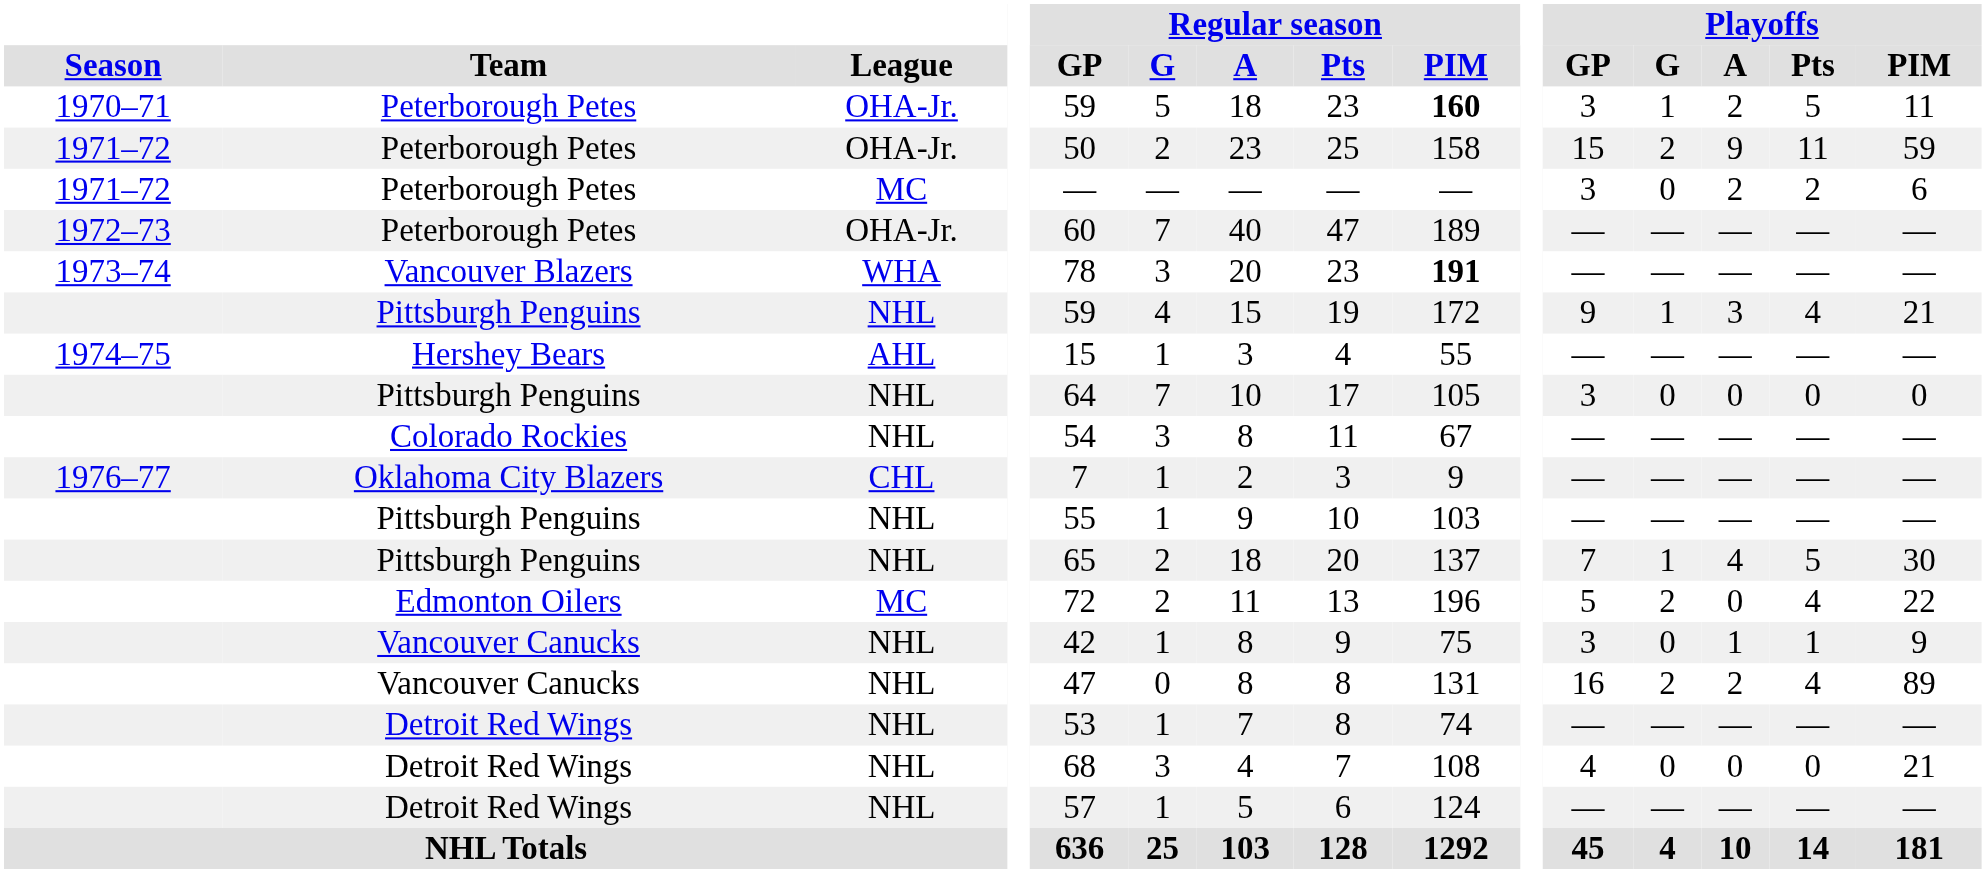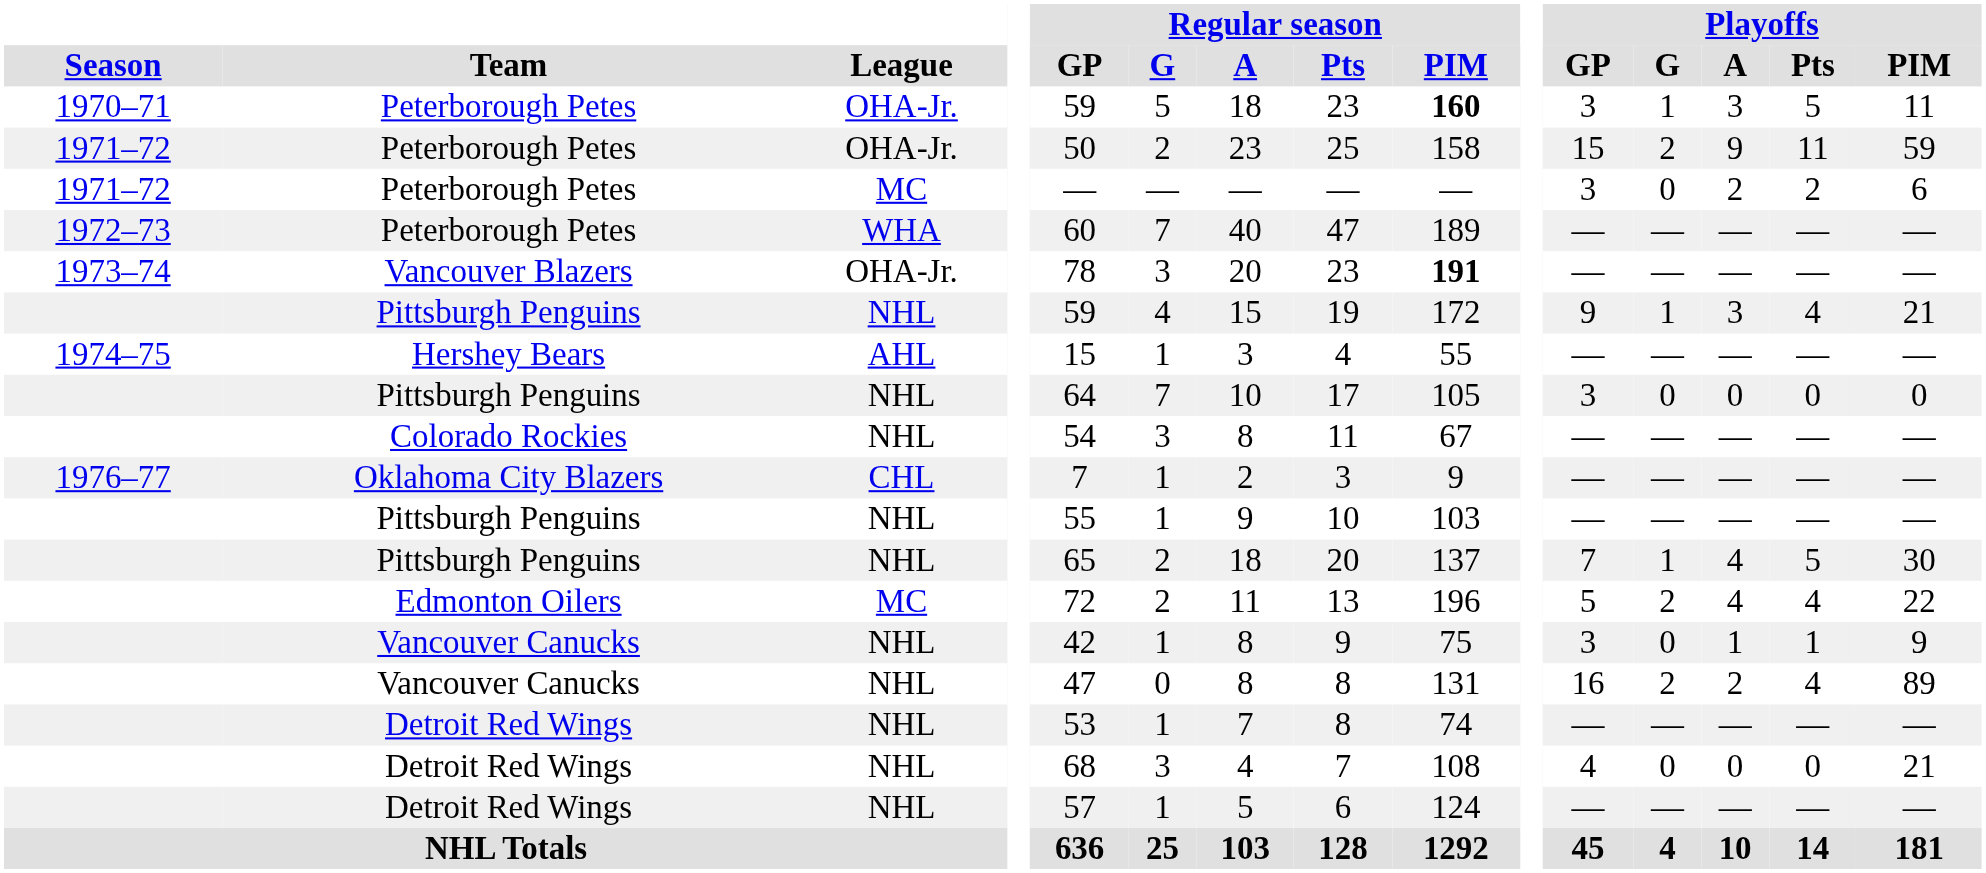(1735, 106) 2 -> (1735, 106) 3
(902, 230) OHA-Jr. -> (902, 230) WHA
(902, 271) WHA -> (902, 271) OHA-Jr.
(1735, 600) 0 -> (1735, 600) 4
